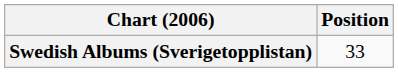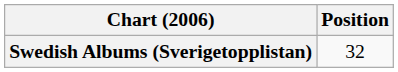(355, 51) 33 -> (355, 51) 32
